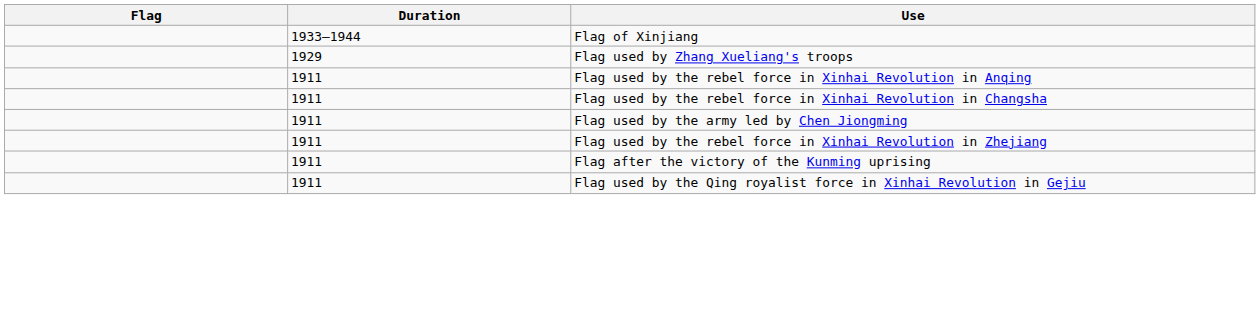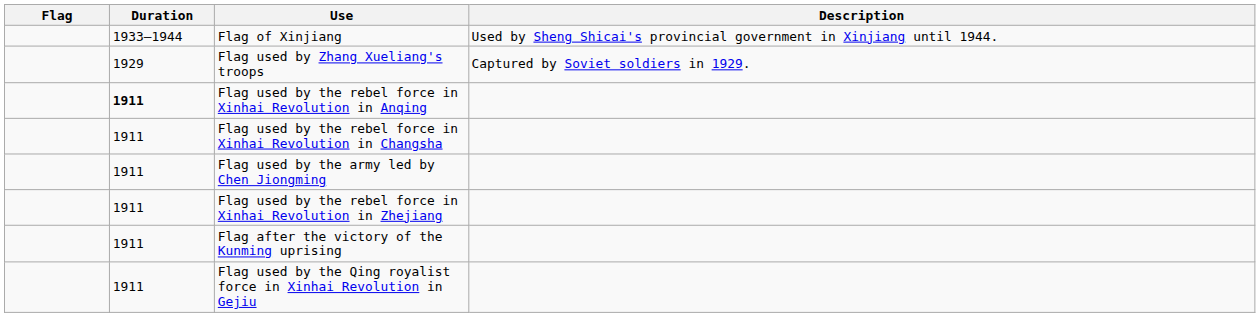+ column: (862, 15)
(306, 78) normal -> (128, 100) bold
